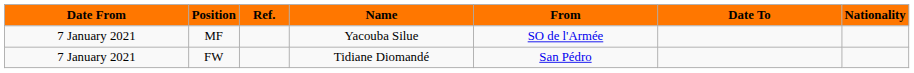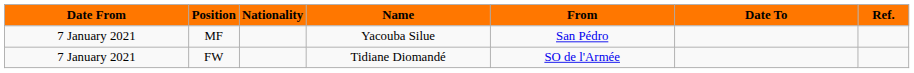columns swapped: (875, 15) <-> (264, 15)
(565, 36) SO de l'Armée -> (582, 36) San Pédro
(565, 57) San Pédro -> (582, 57) SO de l'Armée
